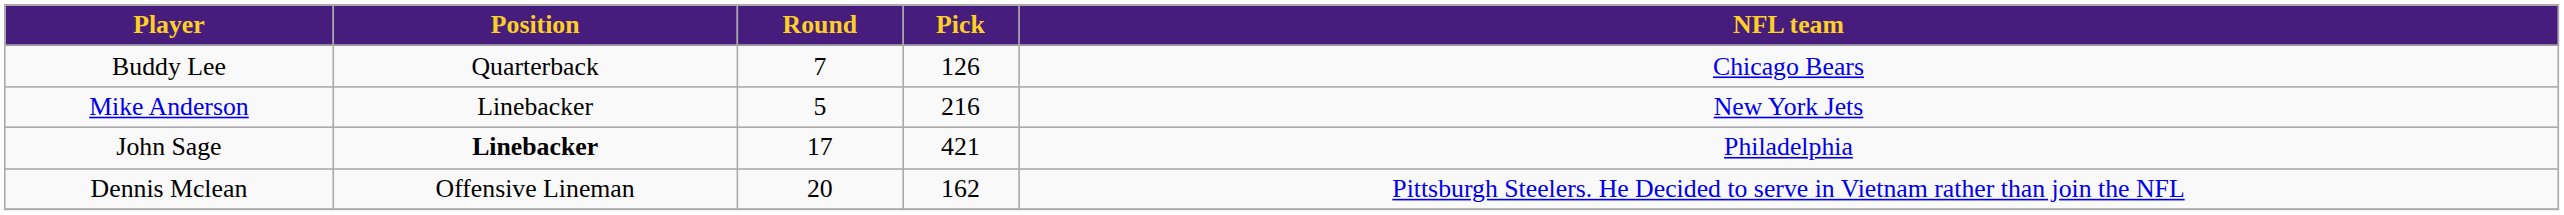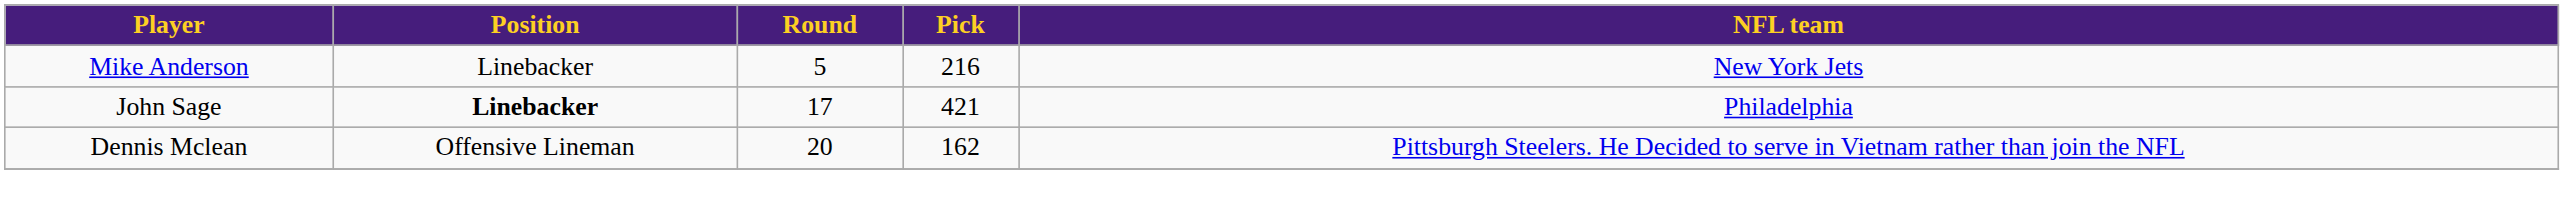- row: (169, 65)
